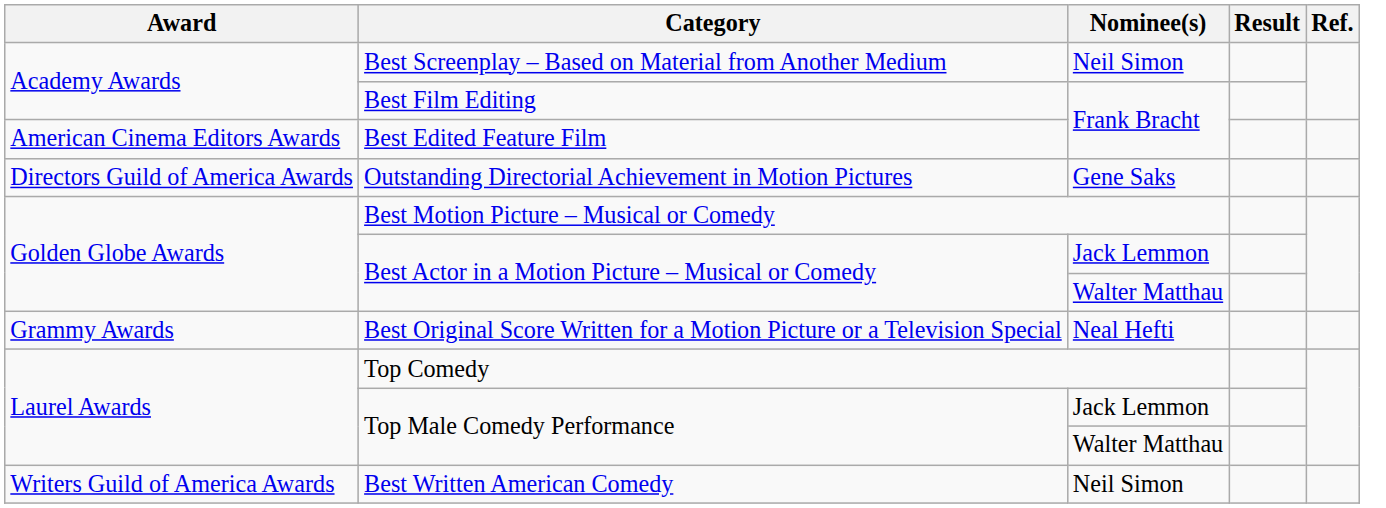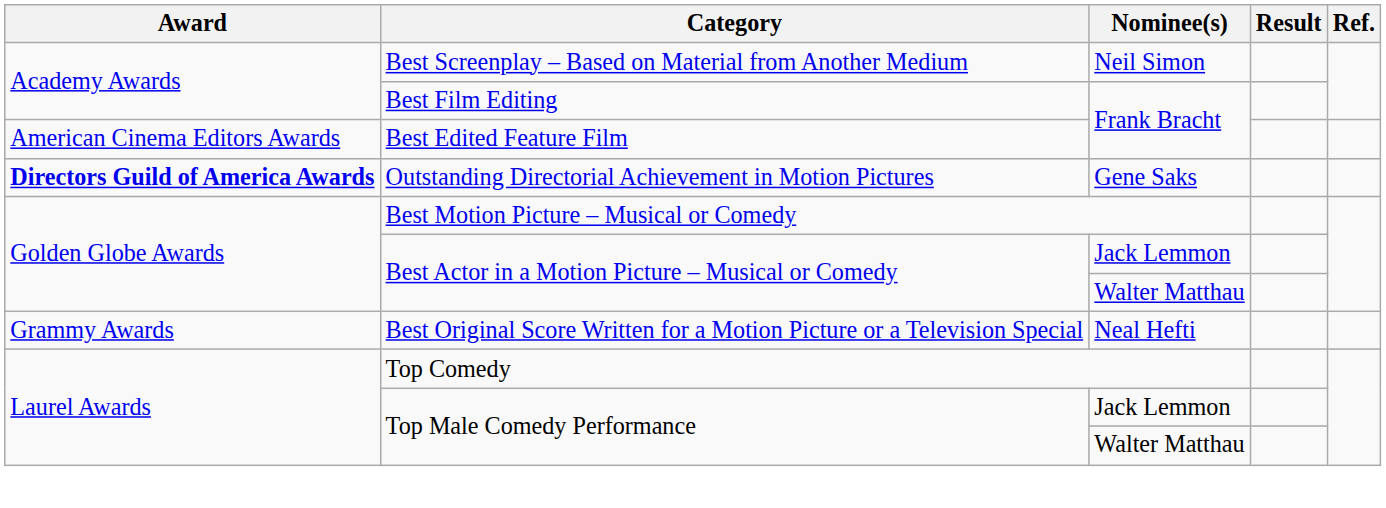(182, 176) normal -> (192, 176) bold
- row: (519, 483)
